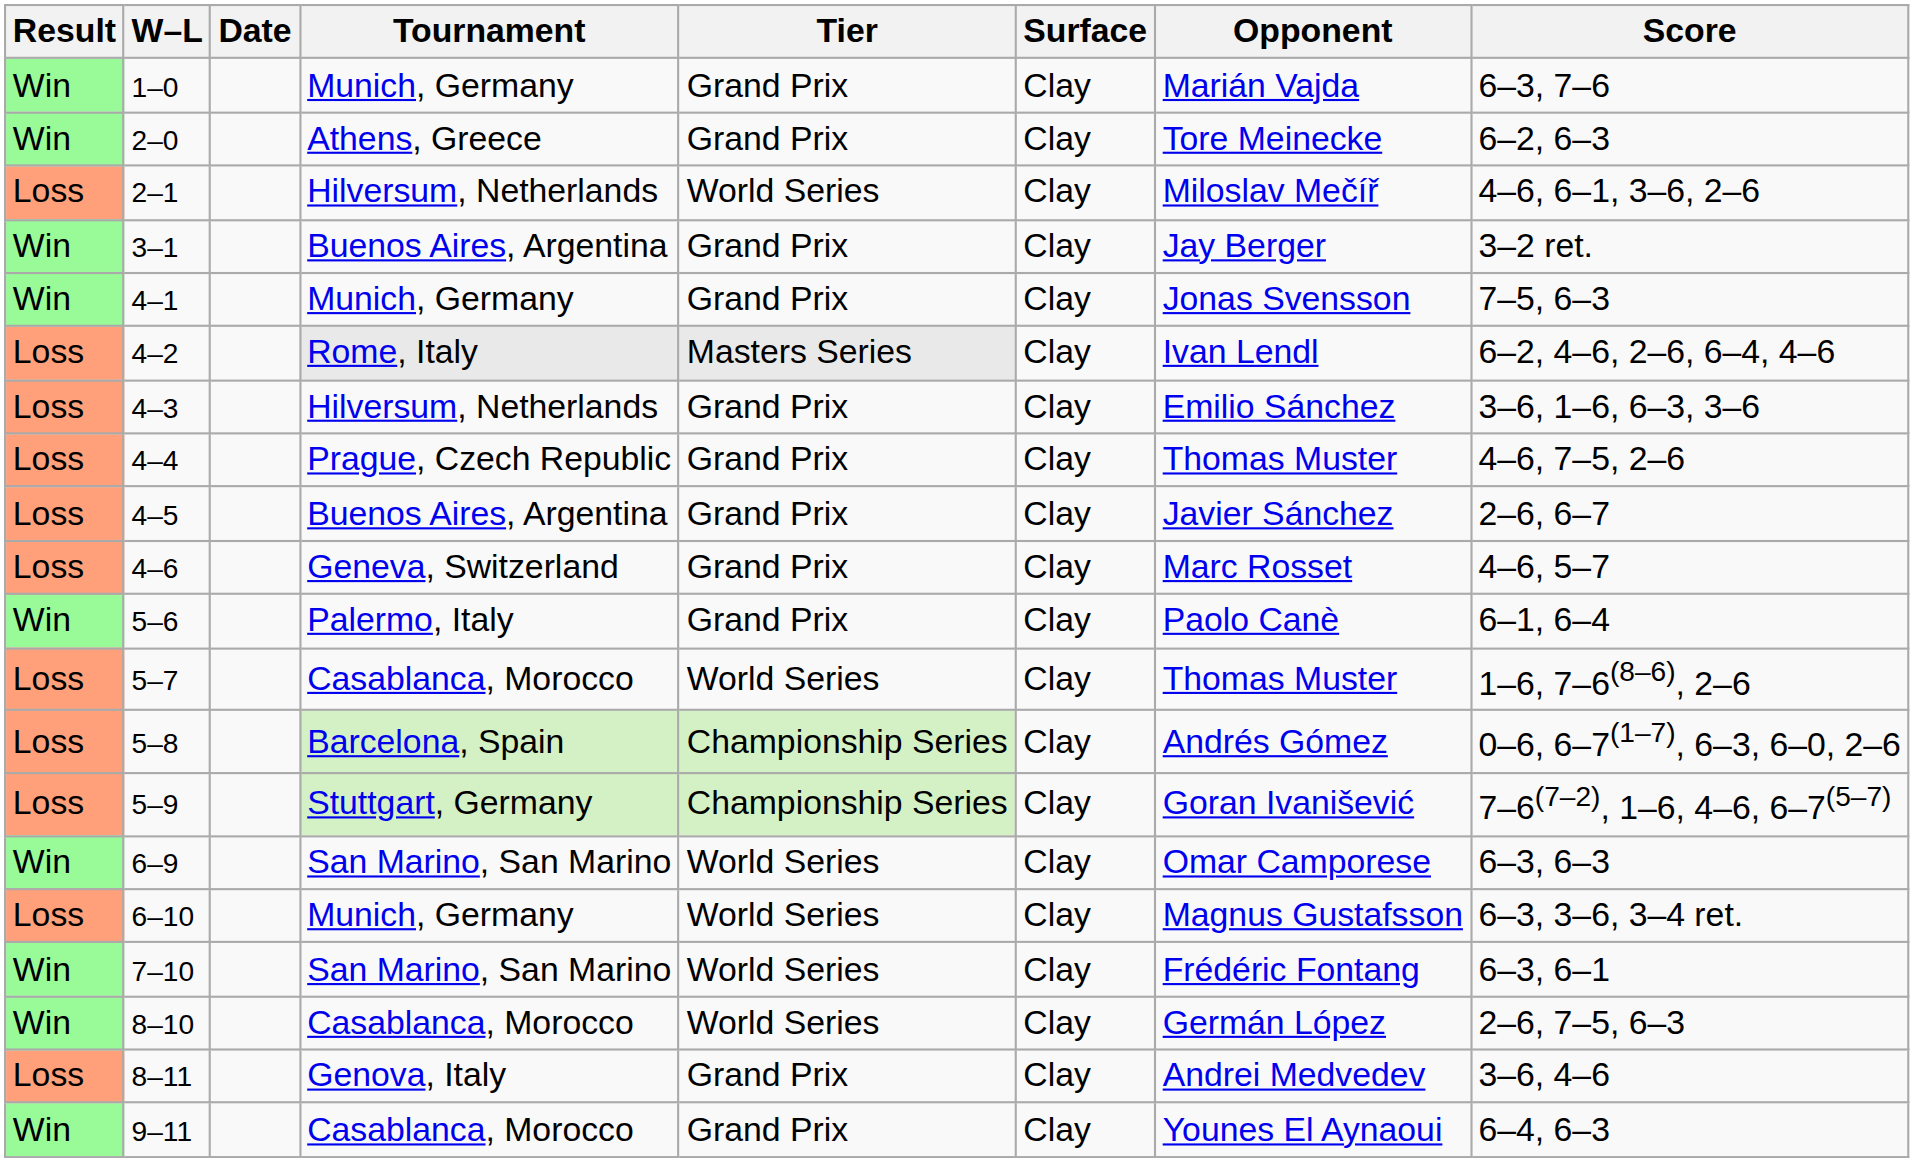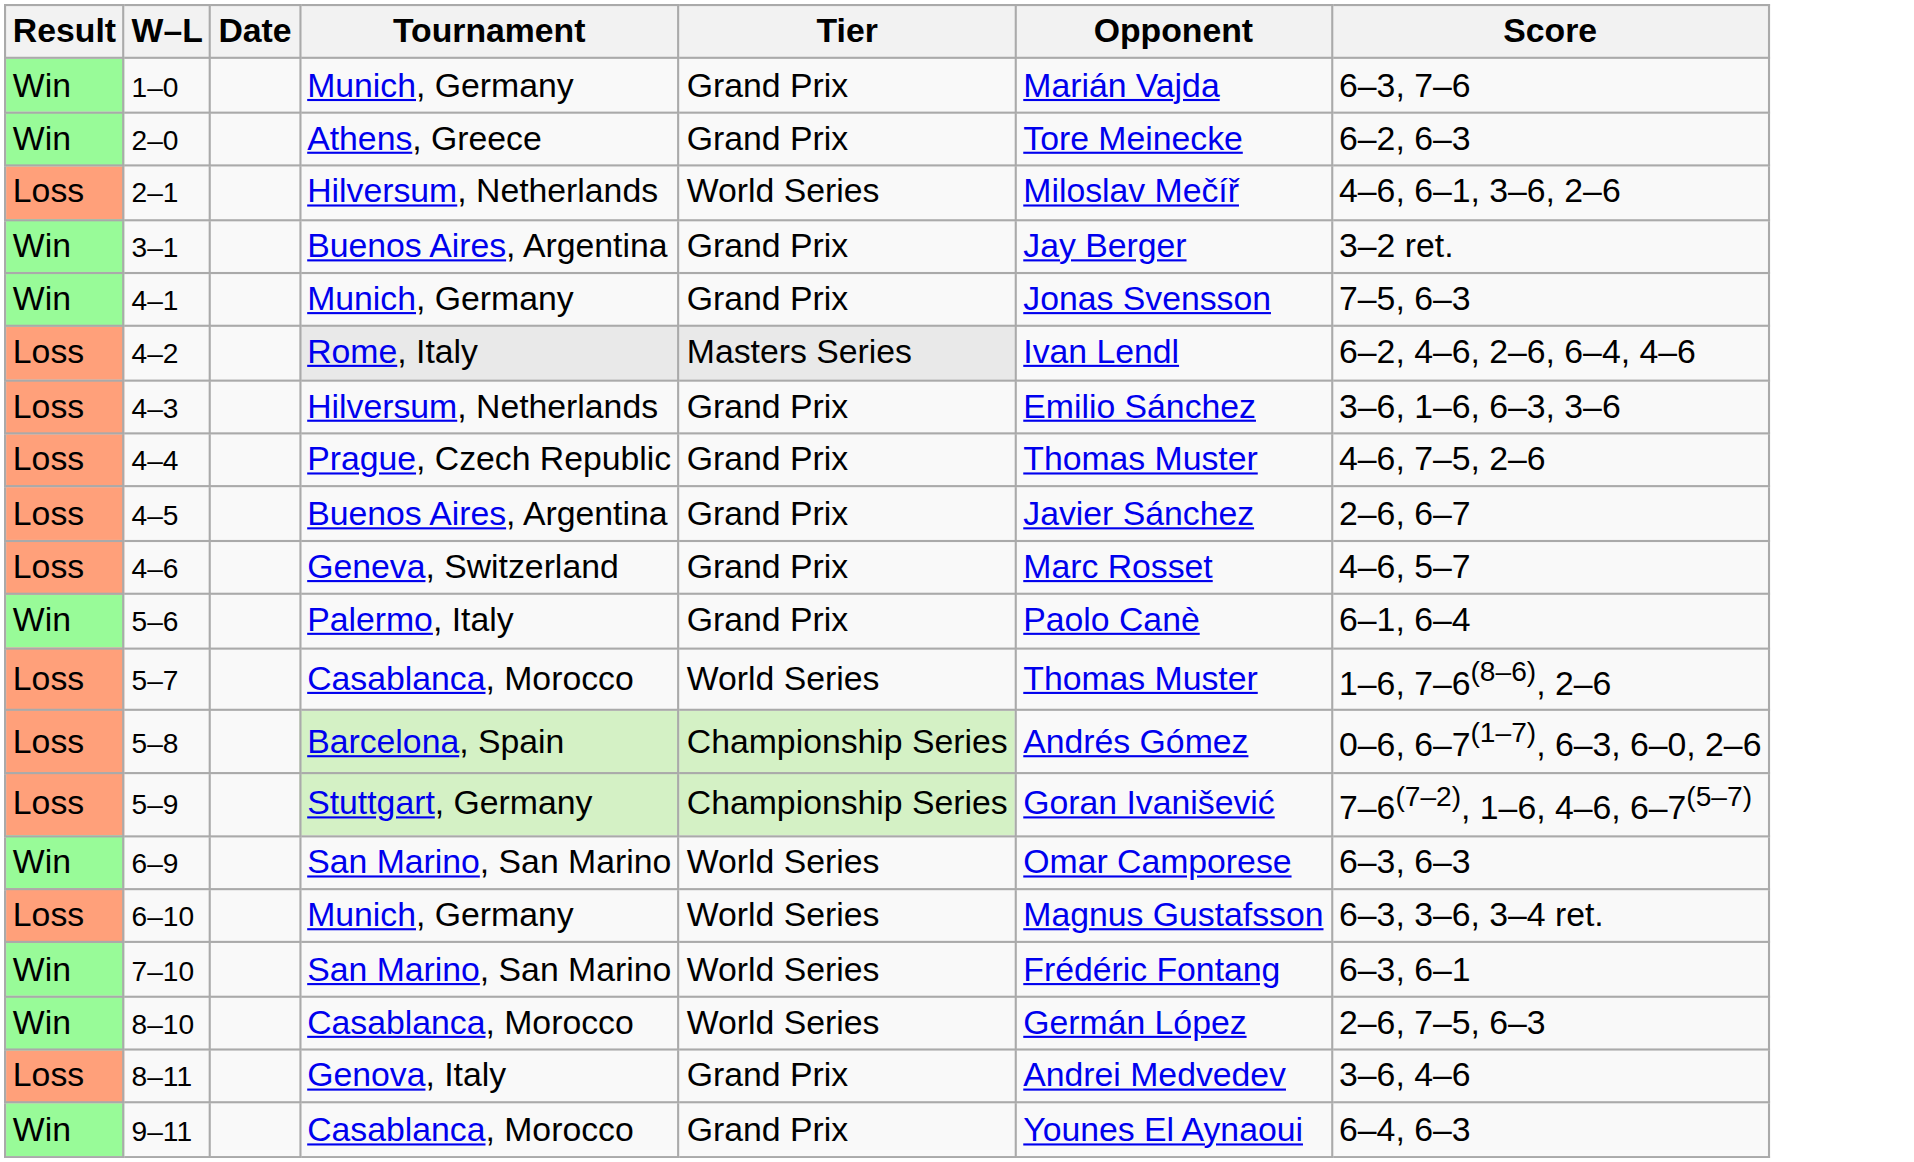- column: (1085, 31)
